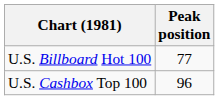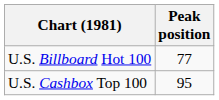(184, 82) 96 -> (184, 82) 95
